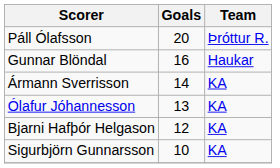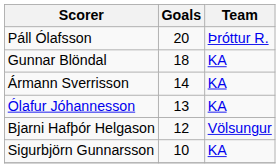(181, 60) 16 -> (181, 60) 18
(231, 60) Haukar -> (217, 60) KA
(217, 128) KA -> (240, 128) Völsungur
